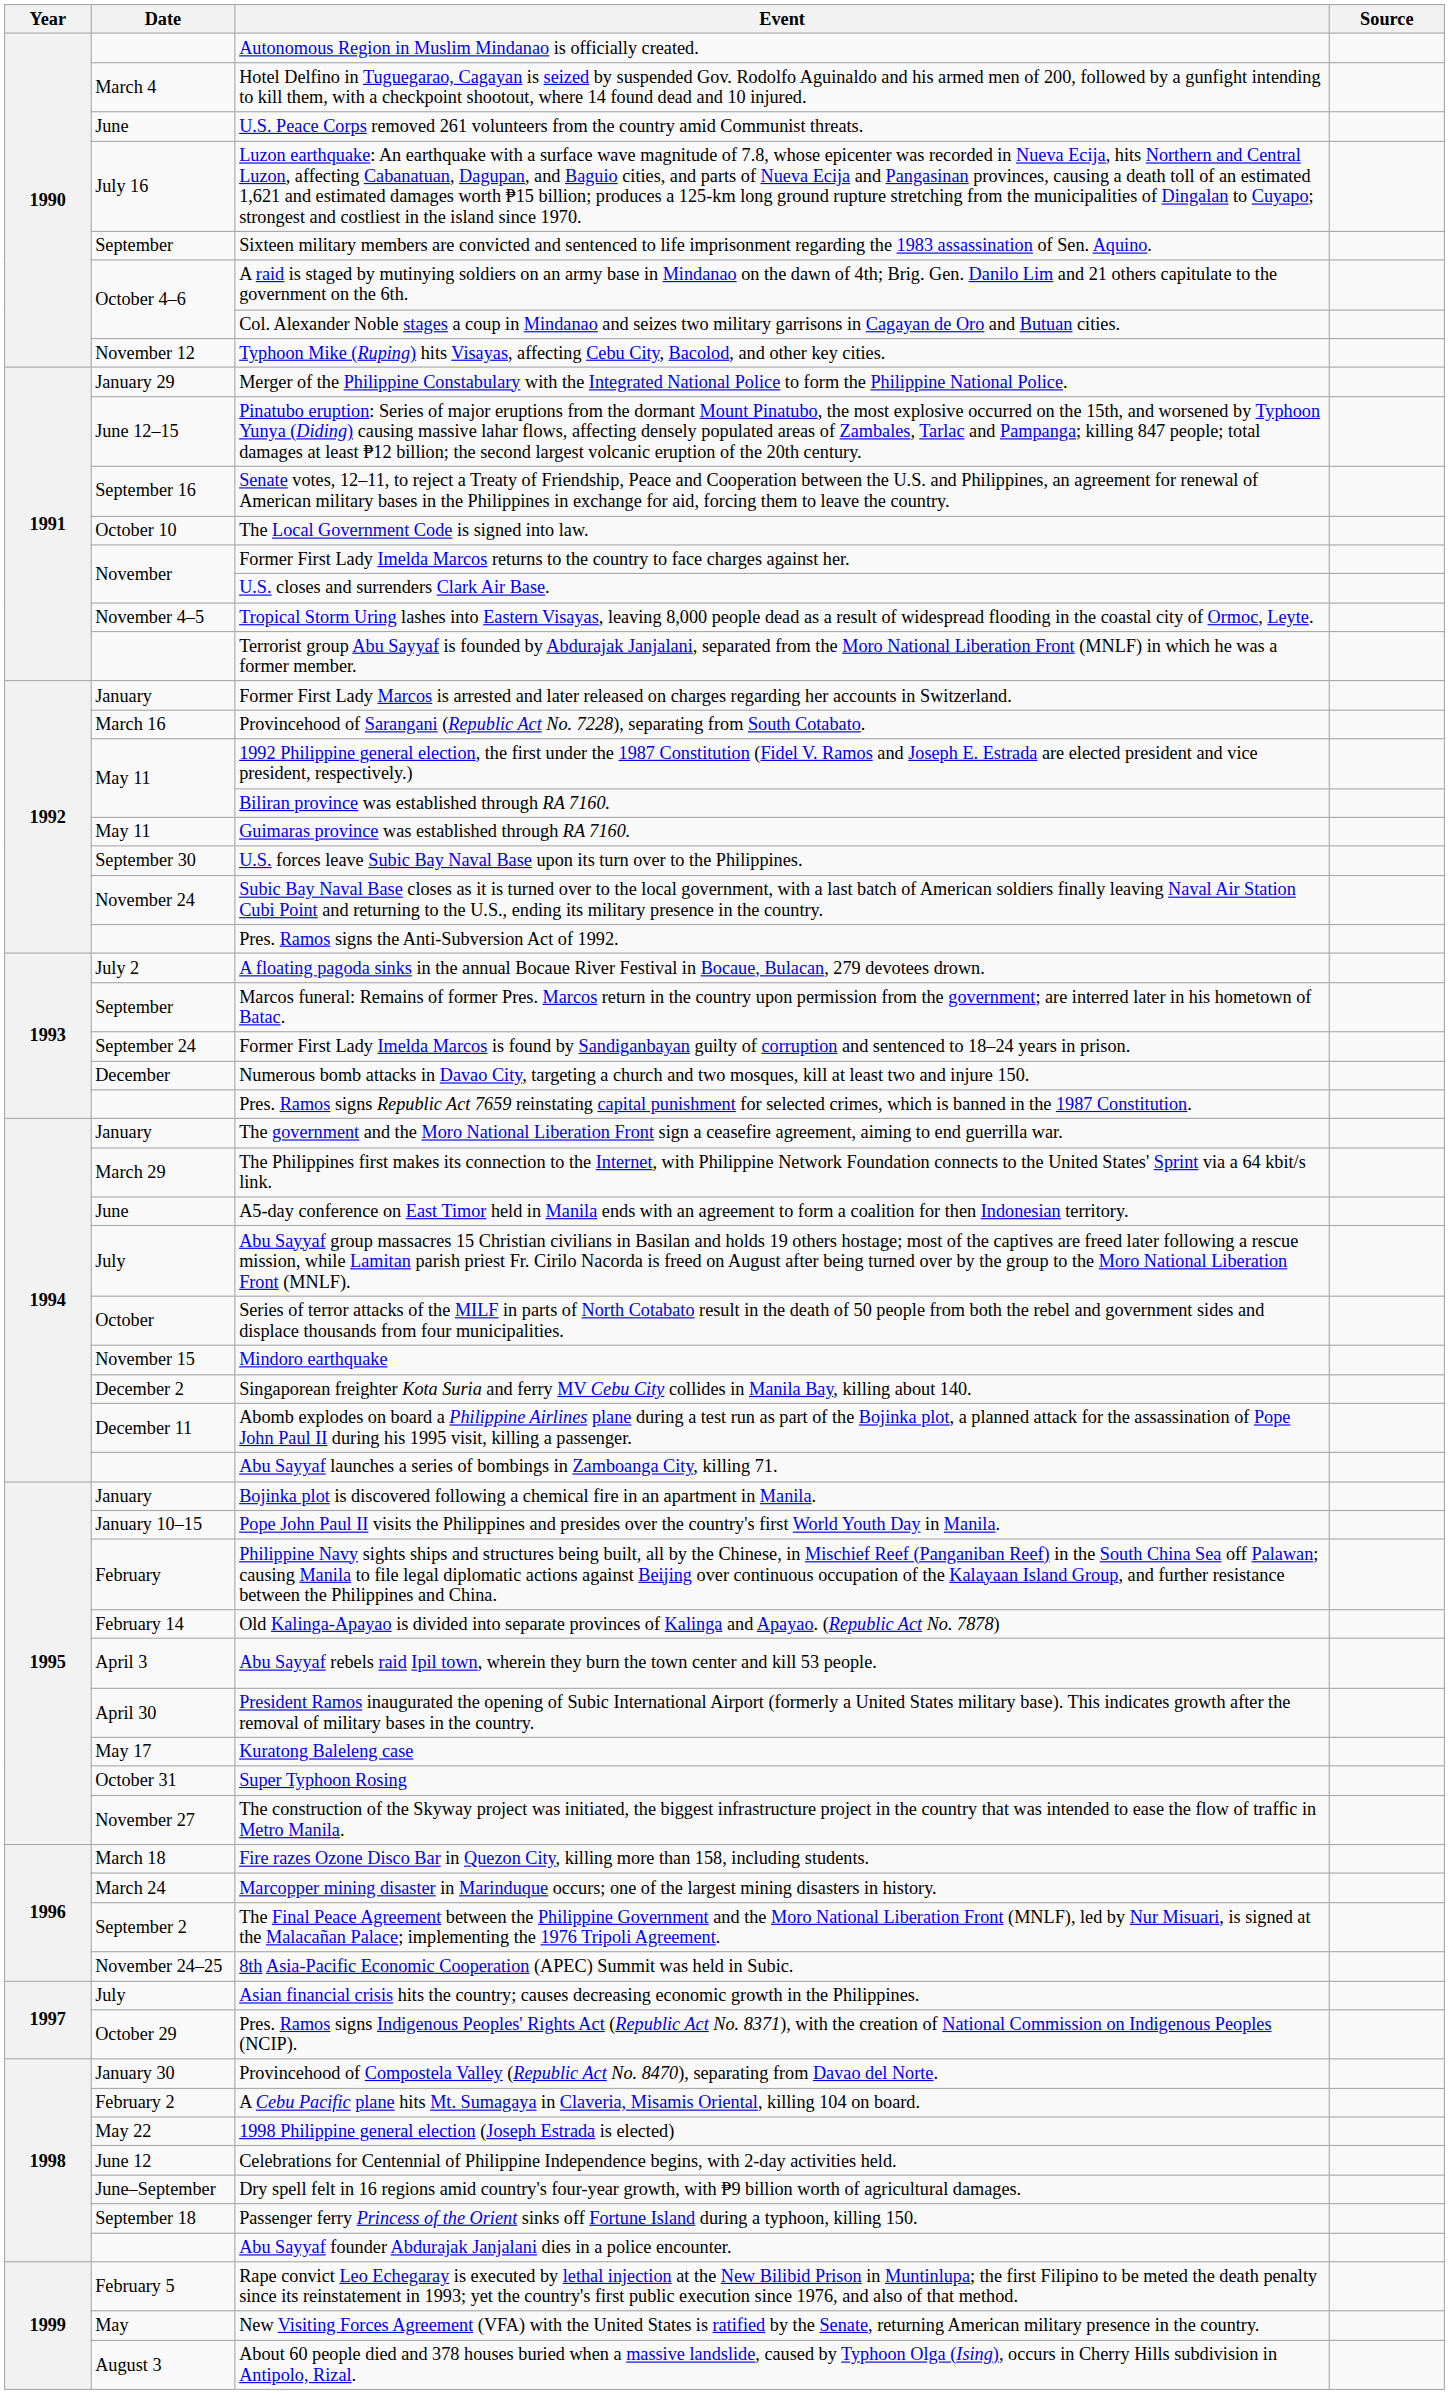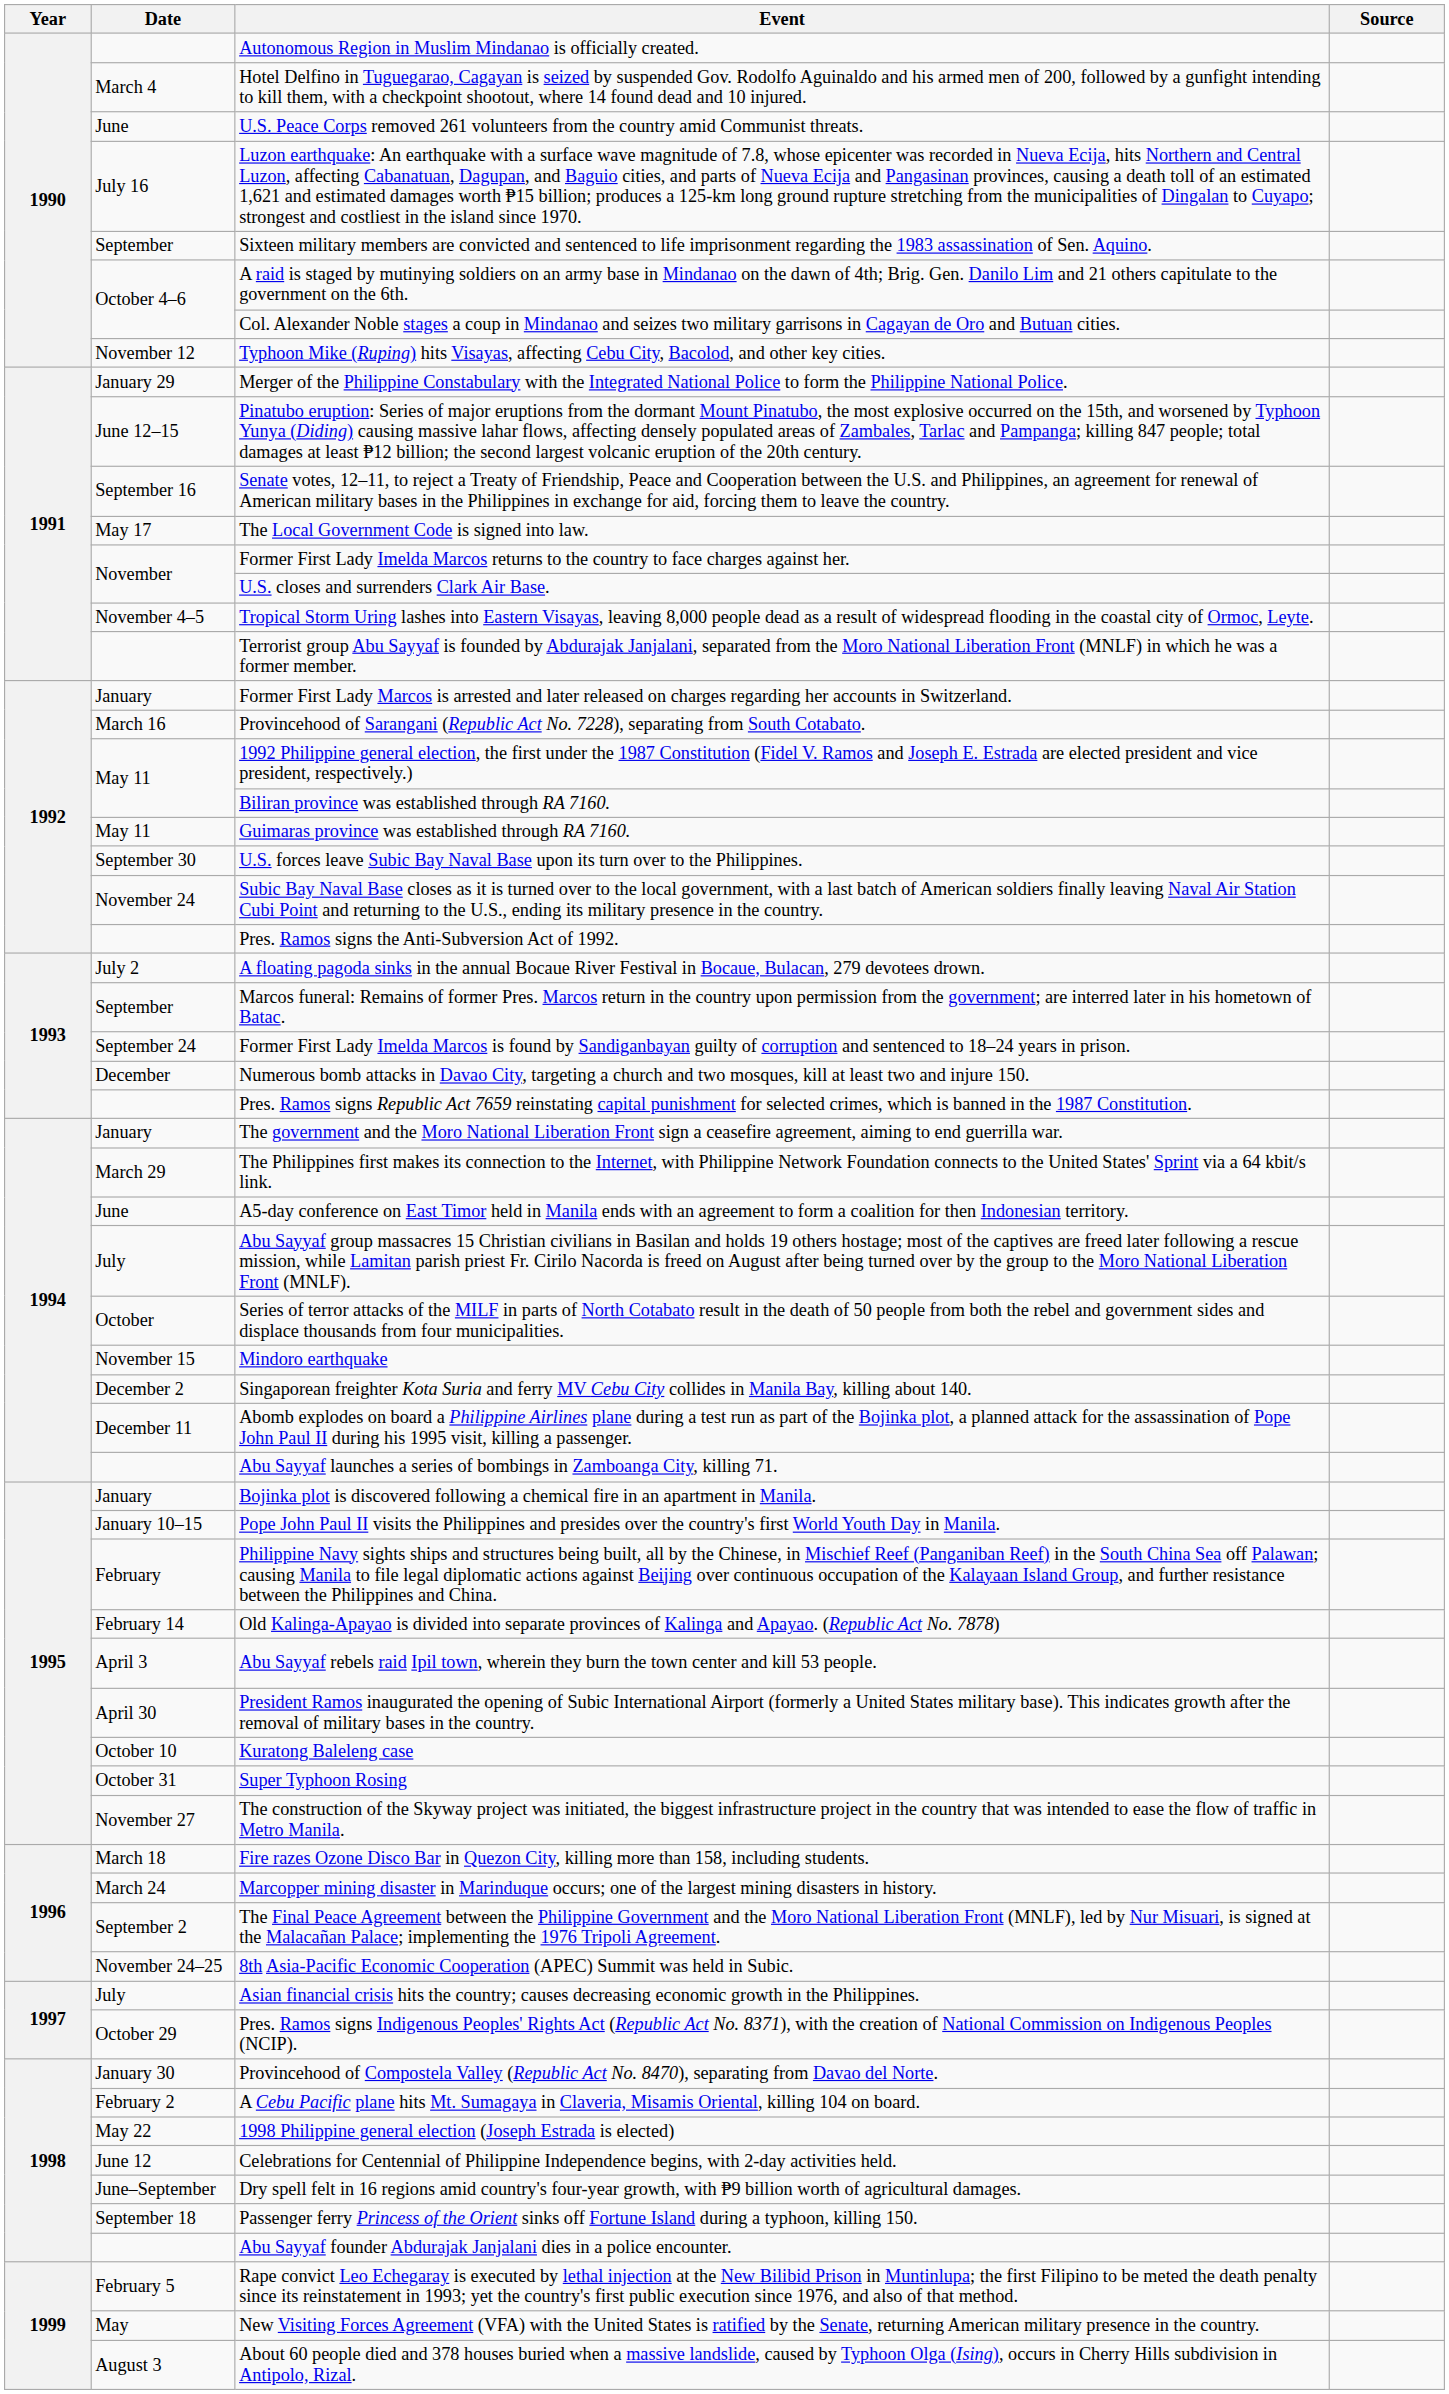(136, 530) October 10 -> (123, 530) May 17
(123, 1751) May 17 -> (136, 1751) October 10
